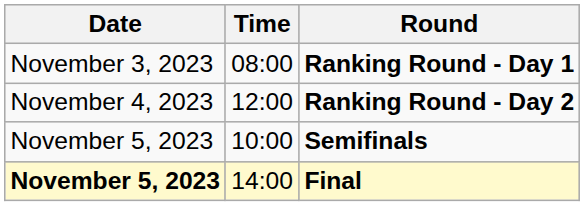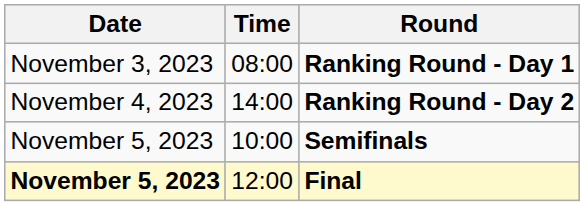(262, 102) 12:00 -> (262, 102) 14:00
(262, 180) 14:00 -> (262, 180) 12:00
